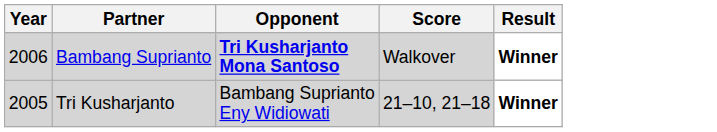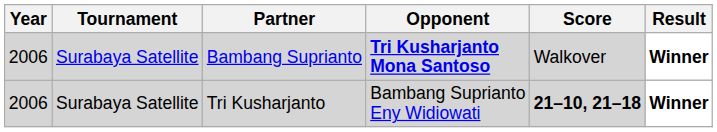+ column: (127, 19)
(28, 104) 2005 -> (28, 104) 2006
(437, 104) normal -> (587, 104) bold
